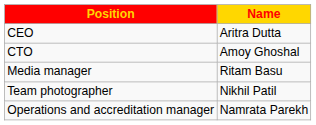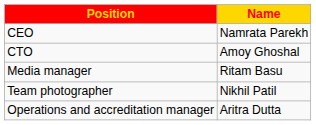(250, 33) Aritra Dutta -> (264, 33) Namrata Parekh
(264, 110) Namrata Parekh -> (250, 110) Aritra Dutta
